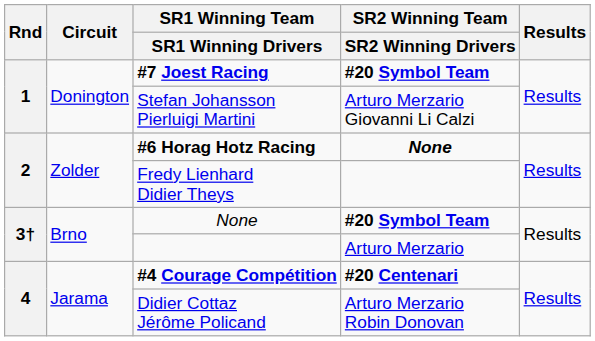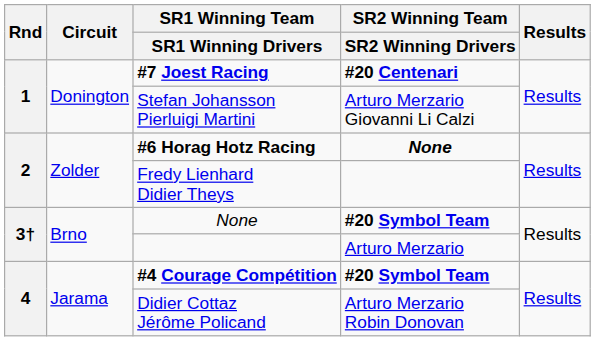(417, 73) #20 Symbol Team -> (401, 73) #20 Centenari
(401, 275) #20 Centenari -> (417, 275) #20 Symbol Team
